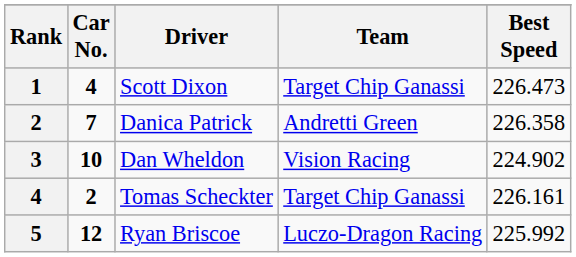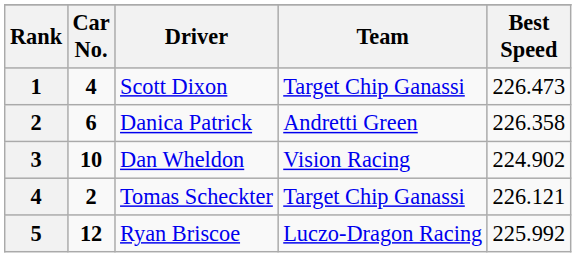(91, 123) 7 -> (91, 123) 6
(529, 196) 226.161 -> (529, 196) 226.121
